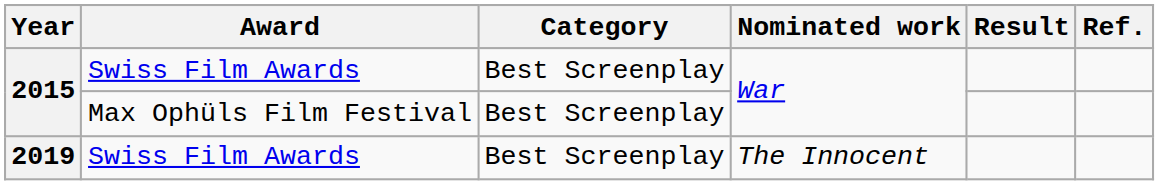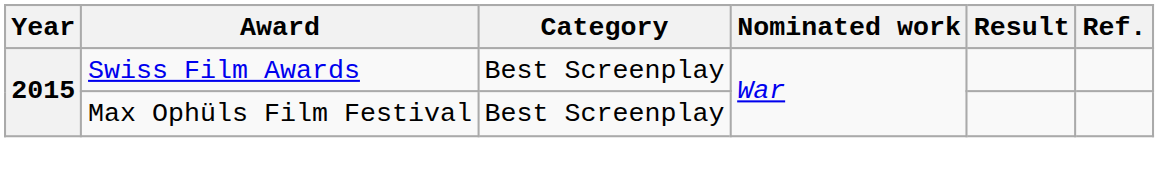- row: (43, 157)
